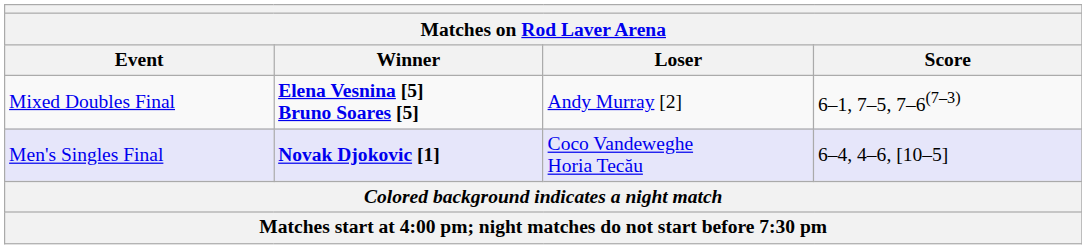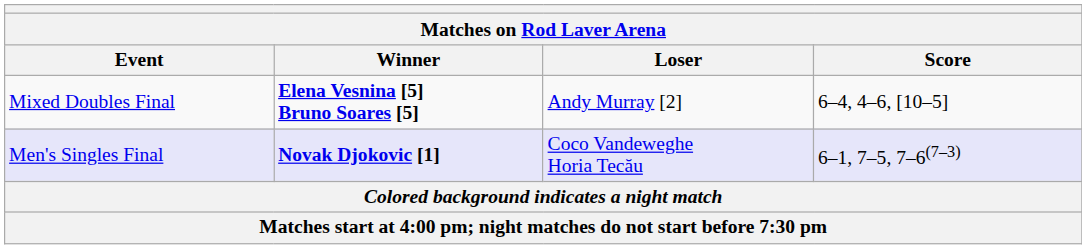(889, 101) 6–1, 7–5, 7–6(7–3) -> (883, 101) 6–4, 4–6, [10–5]
(883, 154) 6–4, 4–6, [10–5] -> (889, 154) 6–1, 7–5, 7–6(7–3)
